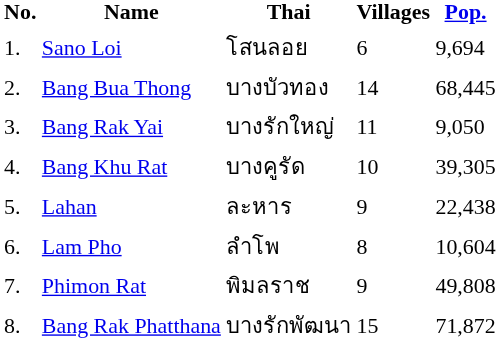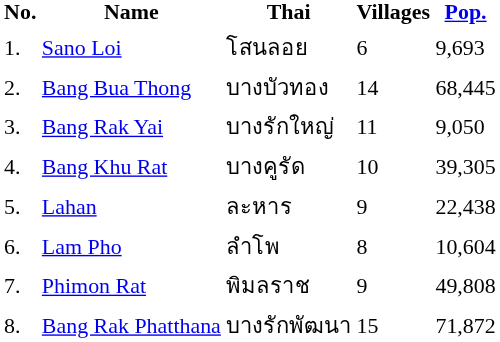(460, 47) 9,694 -> (460, 47) 9,693
